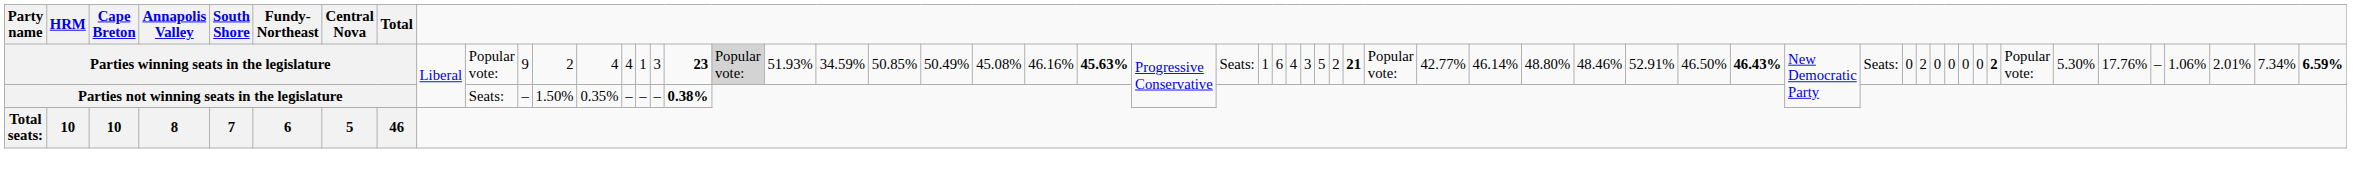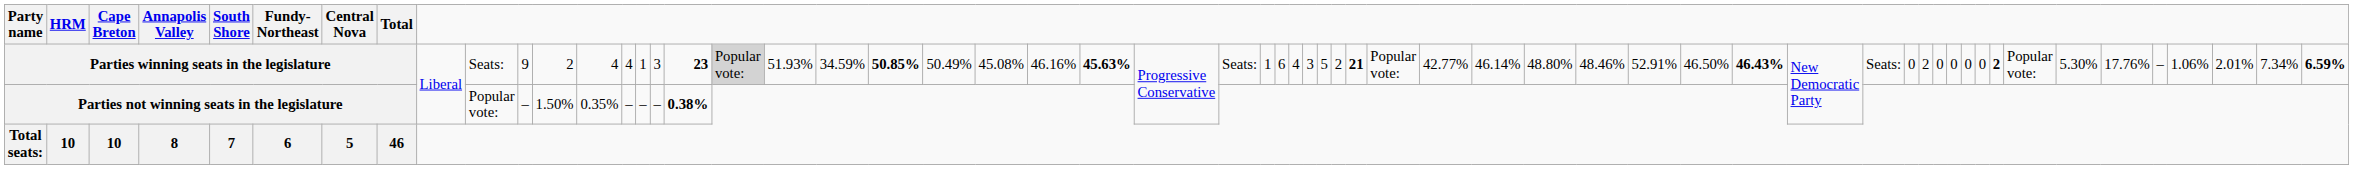(492, 64) Popular vote: -> (486, 64) Seats:
(894, 64) normal -> (896, 64) bold
(486, 95) Seats: -> (492, 104) Popular vote:
